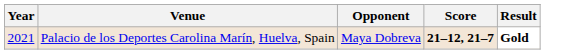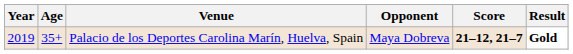+ column: (52, 15)
(21, 38) 2021 -> (21, 38) 2019
